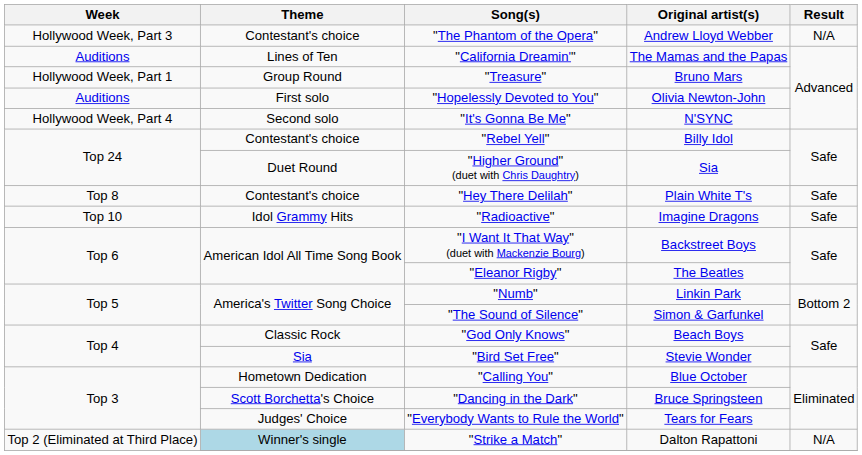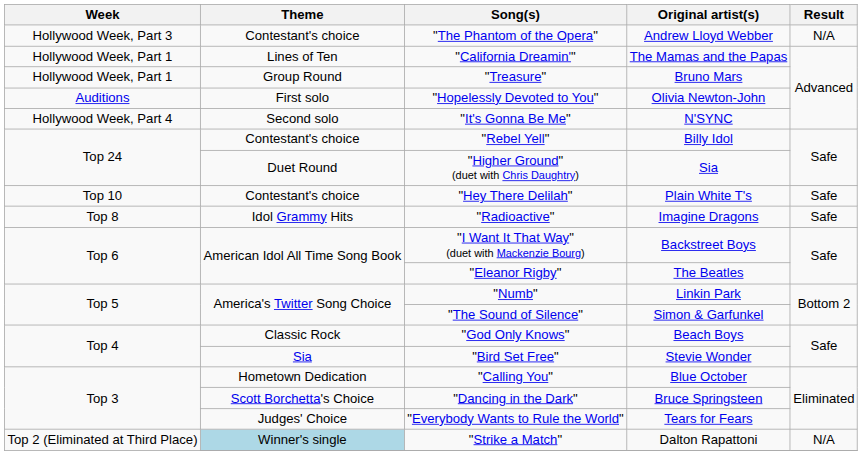(102, 56) Auditions -> (102, 56) Hollywood Week, Part 1
(102, 196) Top 8 -> (102, 196) Top 10
(102, 216) Top 10 -> (102, 216) Top 8
